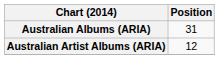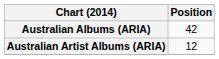(191, 29) 31 -> (191, 29) 42
